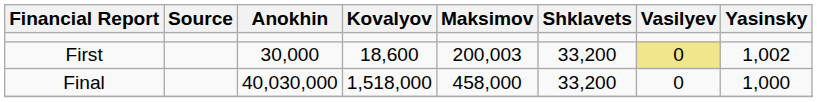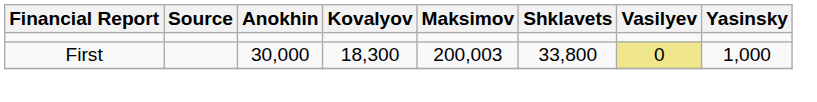(389, 55) 18,600 -> (370, 55) 18,300
(587, 55) 33,200 -> (568, 55) 33,800
(766, 55) 1,002 -> (747, 55) 1,000
- row: (84, 83)
